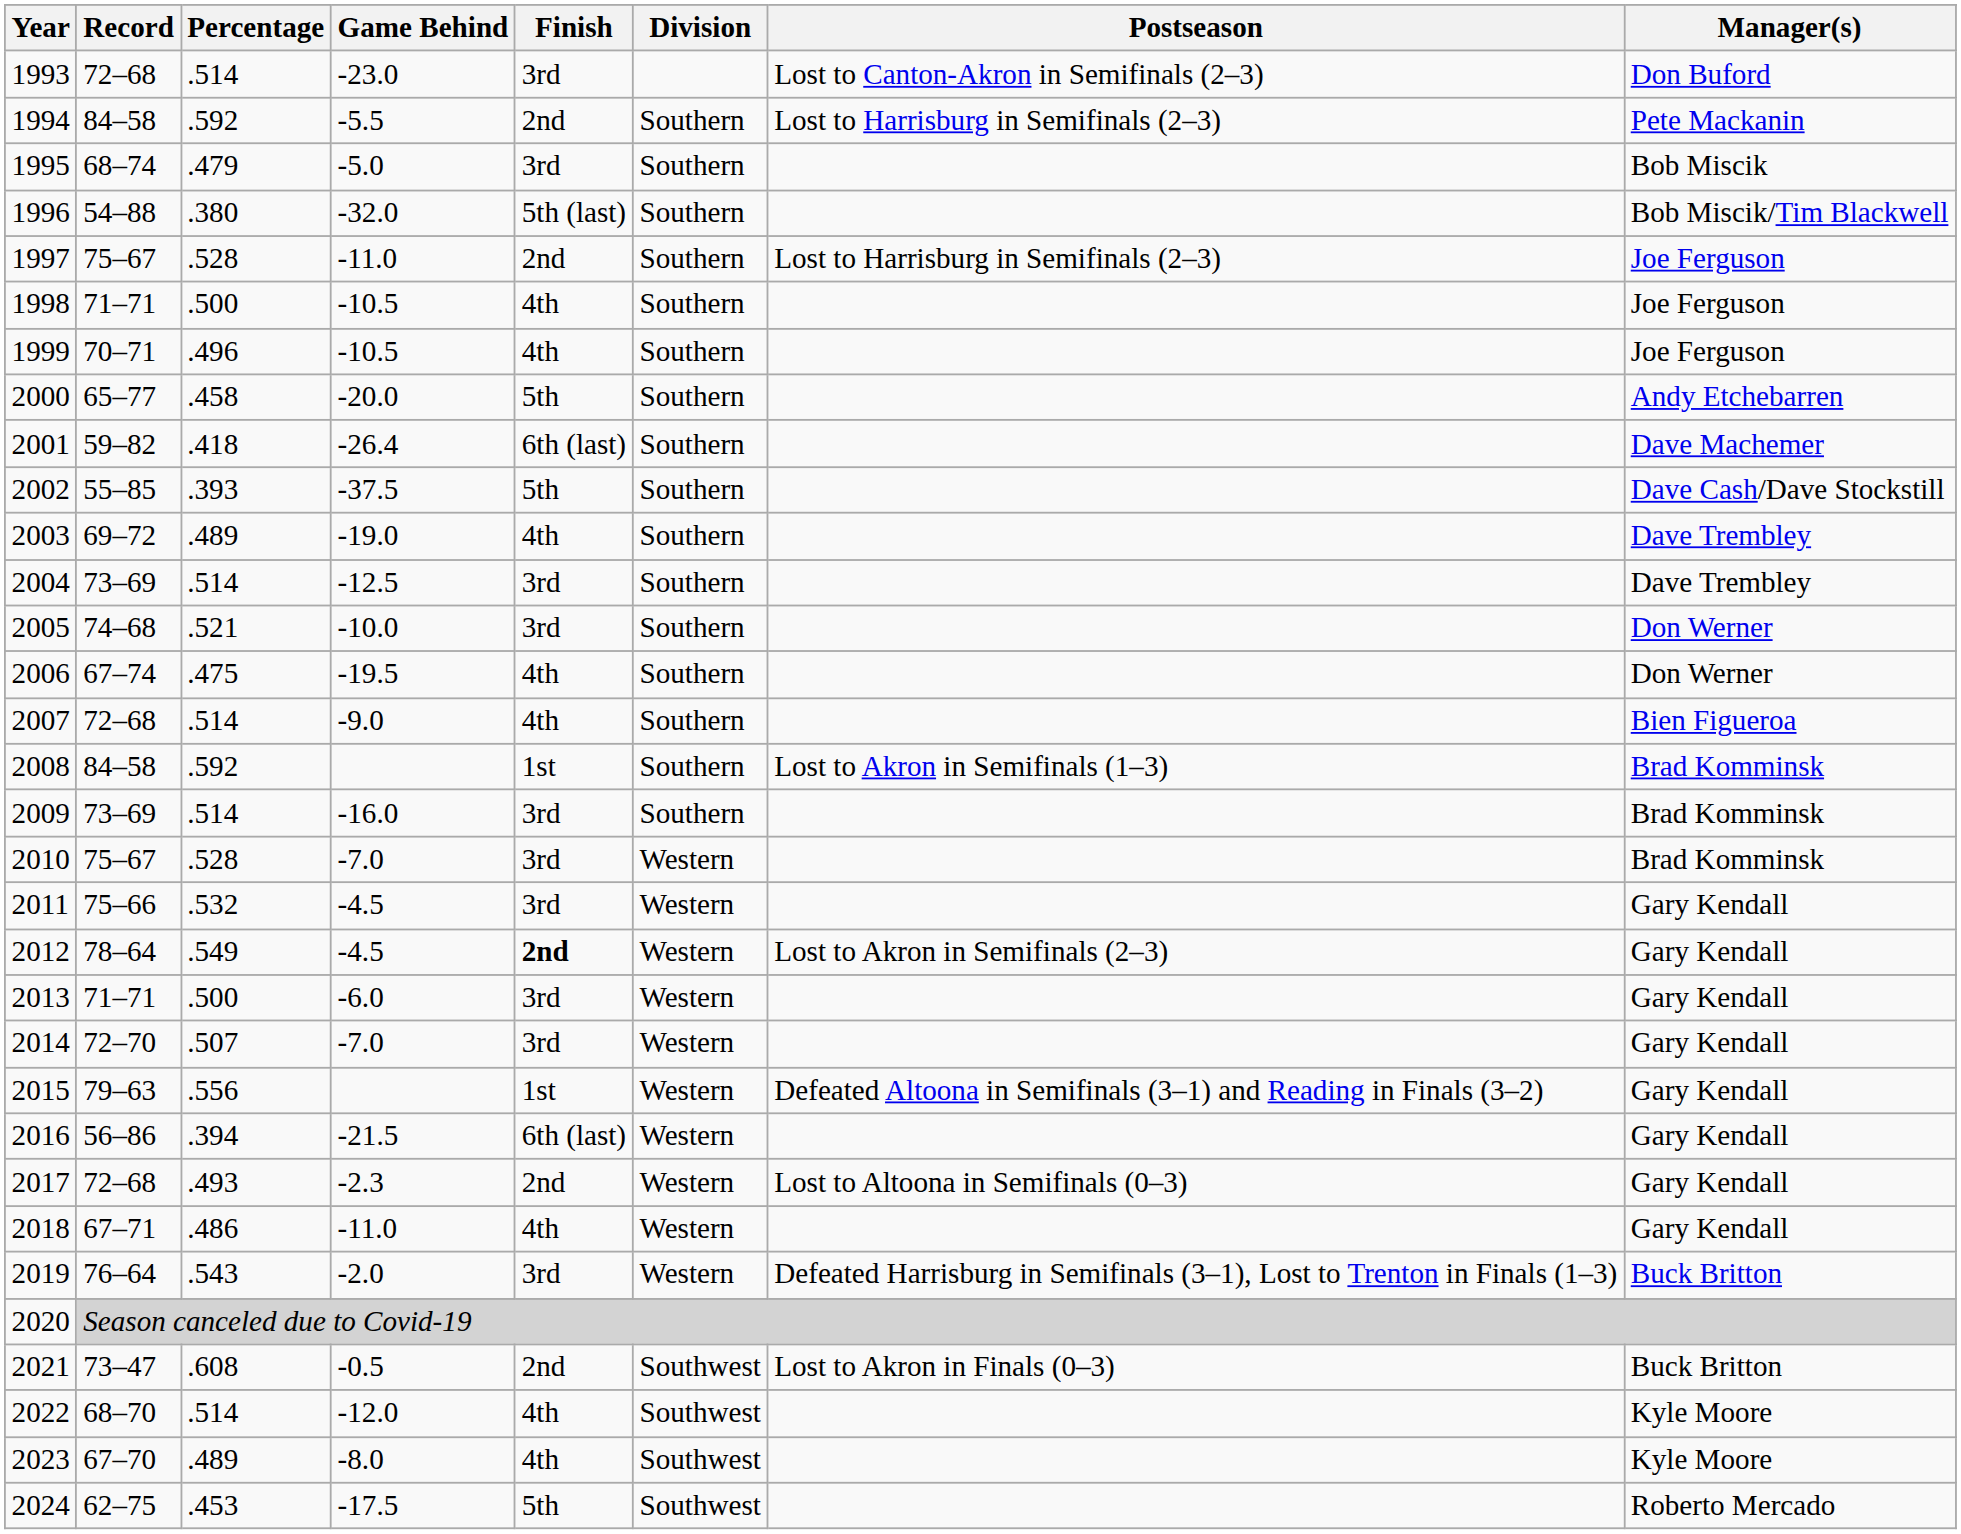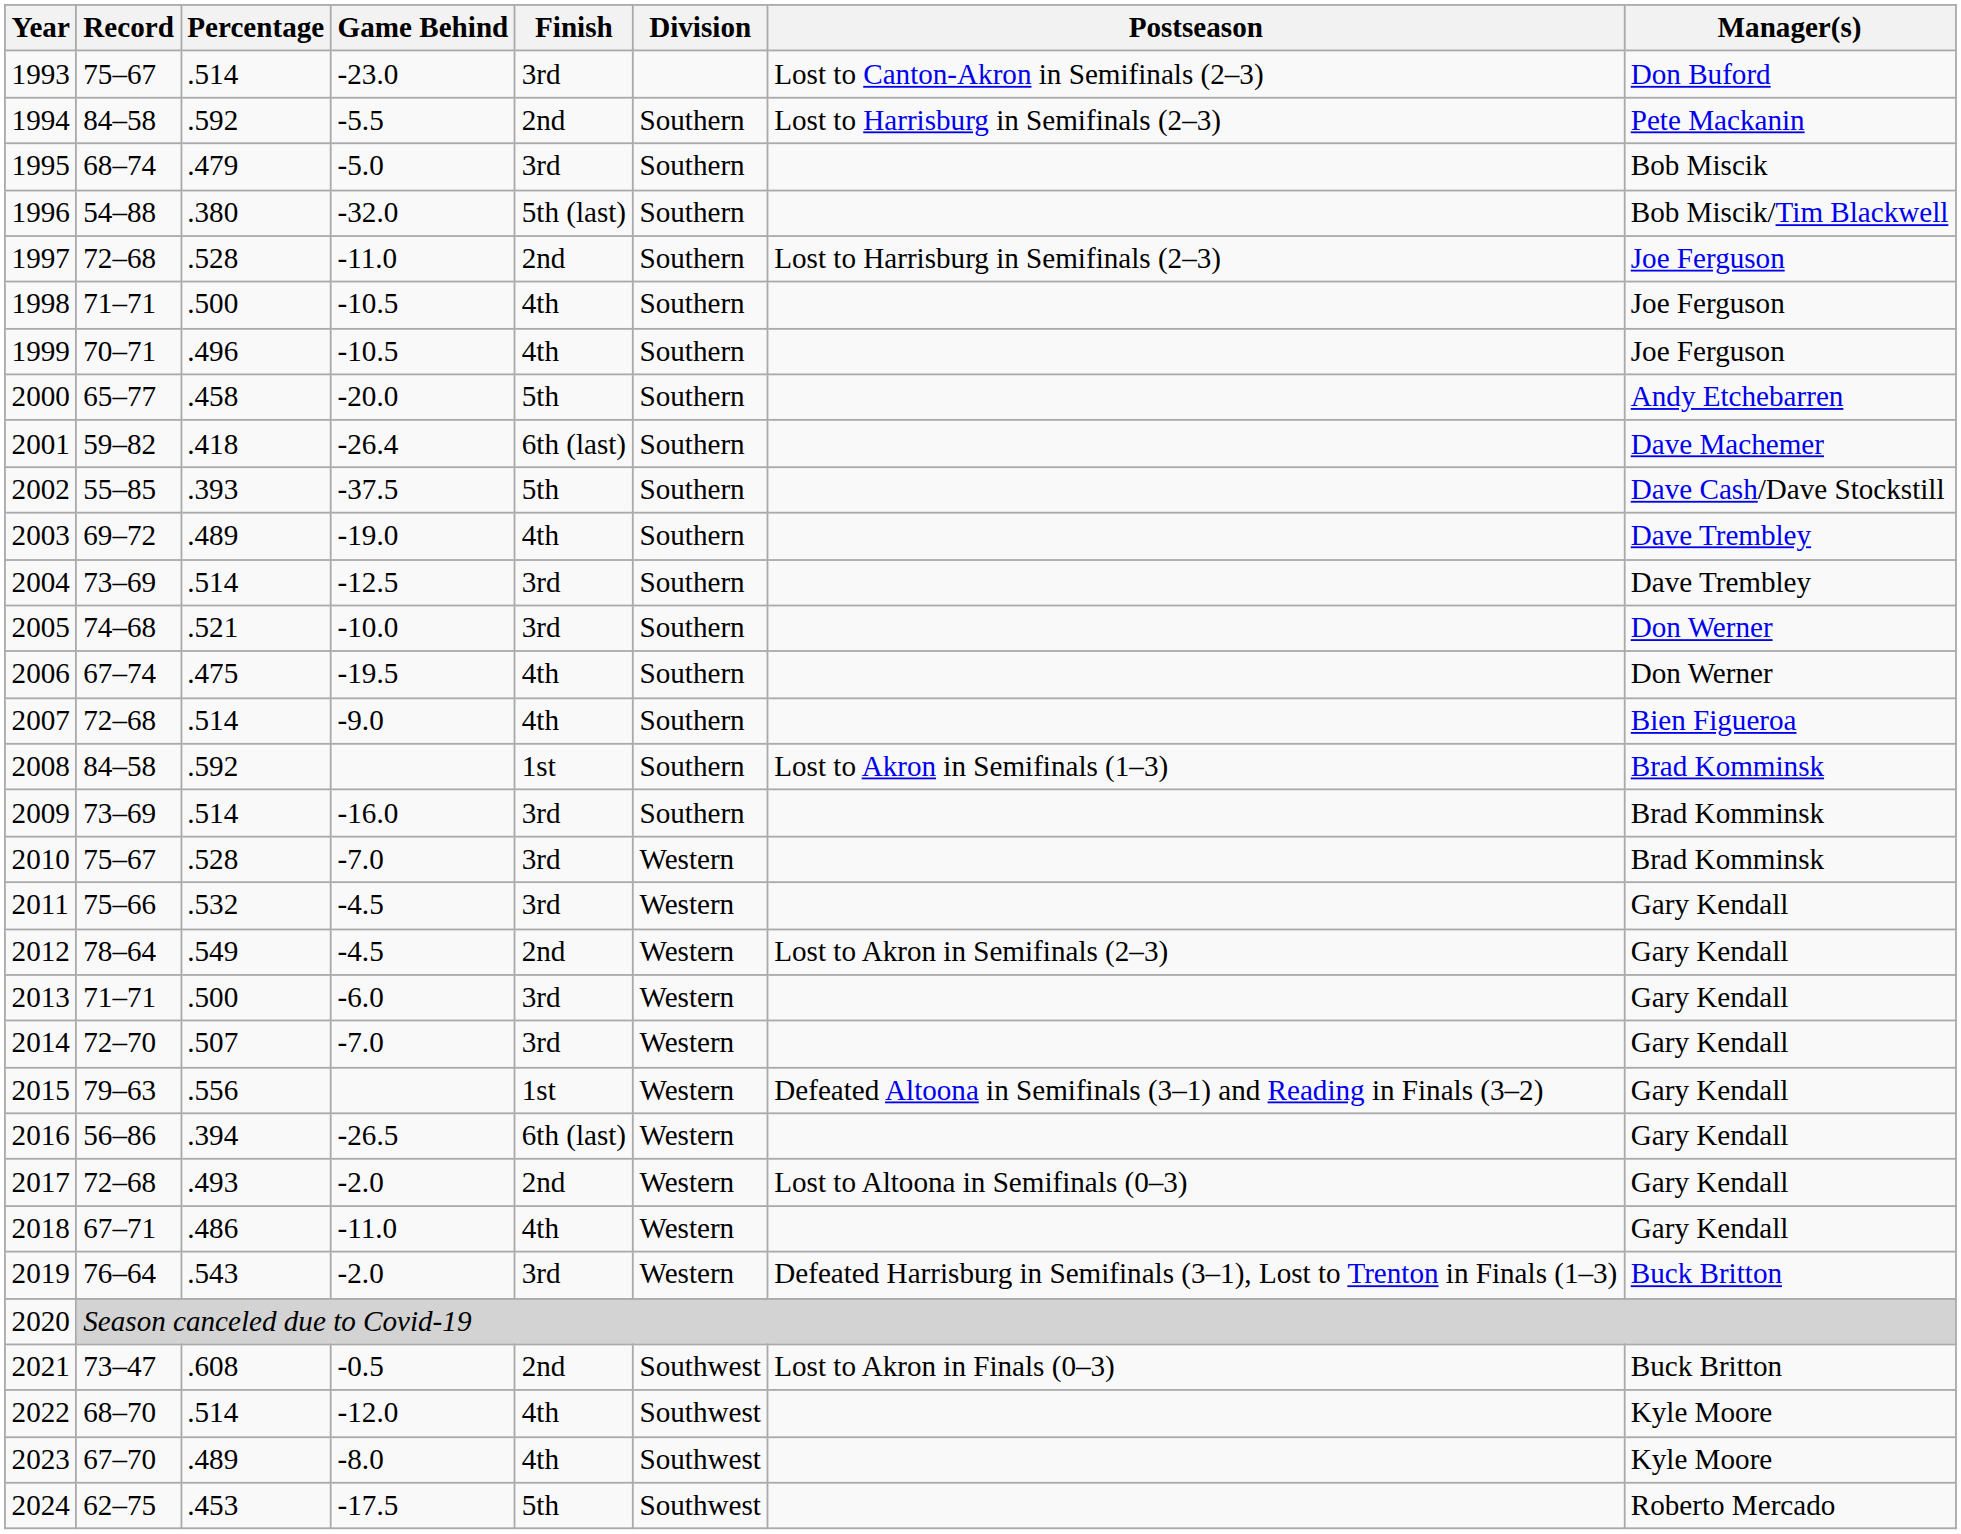(120, 73) 72–68 -> (120, 73) 75–67
(120, 258) 75–67 -> (120, 258) 72–68
(545, 951) bold -> (544, 951) normal
(368, 1135) -21.5 -> (368, 1135) -26.5
(361, 1182) -2.3 -> (361, 1182) -2.0
